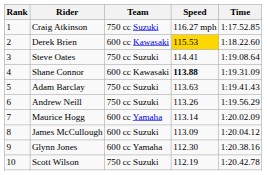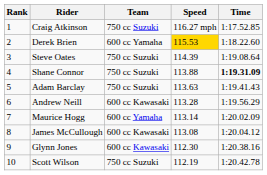(138, 42) 600 cc Kawasaki -> (135, 42) 600 cc Yamaha
(186, 57) 114.41 -> (186, 57) 114.39
(138, 72) 600 cc Kawasaki -> (133, 72) 750 cc Suzuki
(186, 72) bold -> (186, 72) normal
(240, 72) normal -> (240, 72) bold
(133, 102) 750 cc Suzuki -> (138, 102) 600 cc Kawasaki
(186, 102) 113.26 -> (186, 102) 113.28
(133, 132) 600 cc Suzuki -> (138, 132) 600 cc Kawasaki
(186, 132) 113.09 -> (186, 132) 113.08
(135, 147) 600 cc Yamaha -> (138, 147) 600 cc Kawasaki
